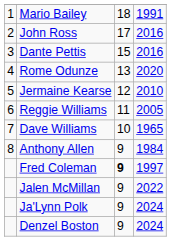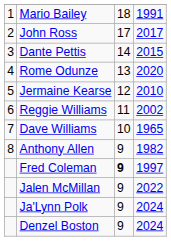(150, 33) 2016 -> (150, 33) 2017
(124, 52) 15 -> (124, 52) 14
(150, 52) 2016 -> (150, 52) 2015
(150, 110) 2005 -> (150, 110) 2002
(150, 149) 1984 -> (150, 149) 1982
